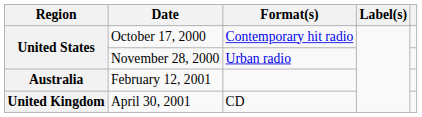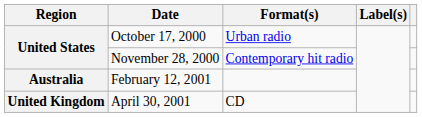(289, 36) Contemporary hit radio -> (258, 36) Urban radio
(258, 58) Urban radio -> (289, 58) Contemporary hit radio
